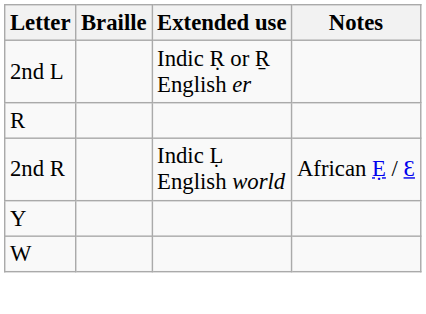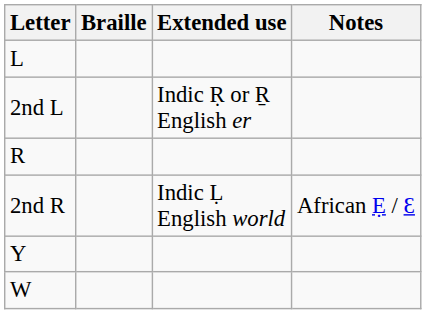+ row: (17, 58)
